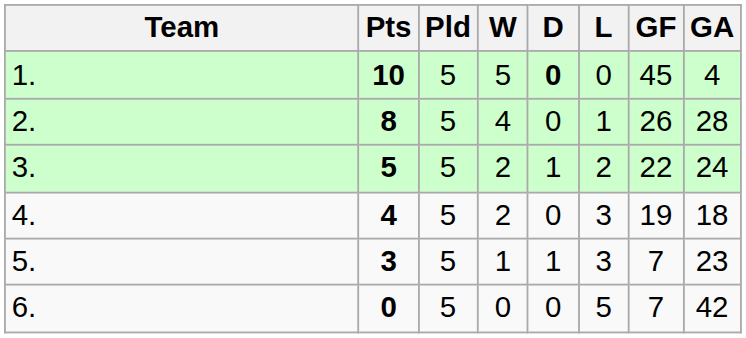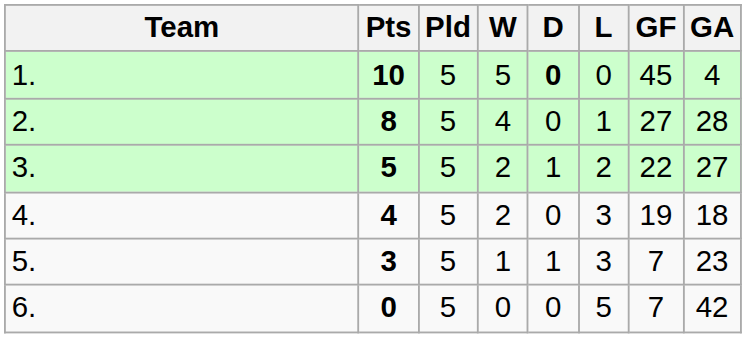(656, 121) 26 -> (656, 121) 27
(712, 167) 24 -> (712, 167) 27
